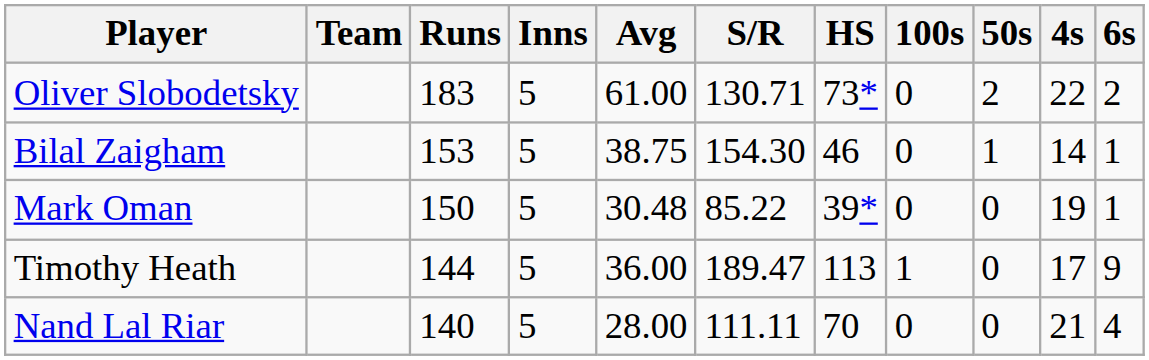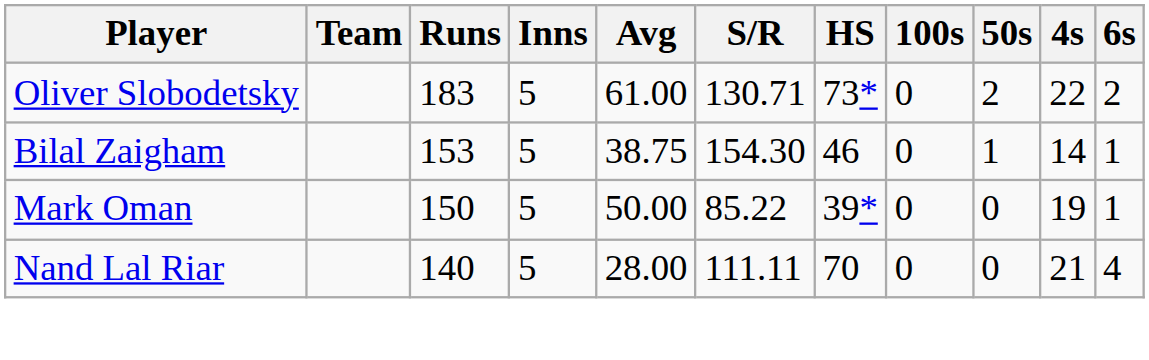(646, 208) 30.48 -> (646, 208) 50.00
- row: (125, 267)
